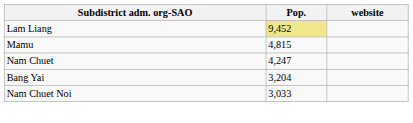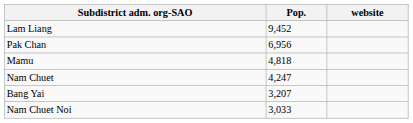(280, 28) khaki background -> (280, 28) no background
+ row: (26, 45)
(280, 45) 4,815 -> (280, 61) 4,818
(280, 77) 3,204 -> (280, 93) 3,207
